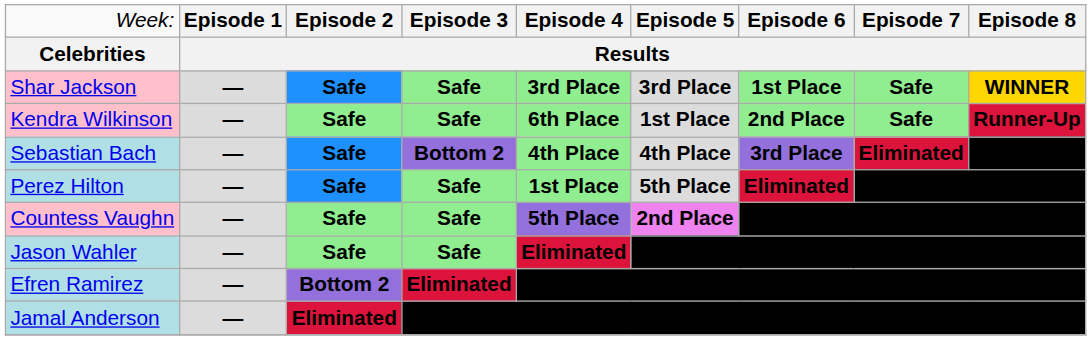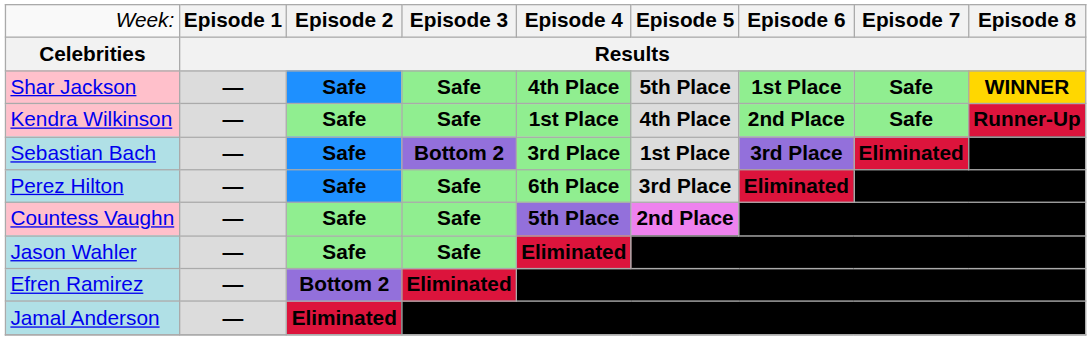(574, 86) 3rd Place -> (574, 86) 4th Place
(685, 86) 3rd Place -> (685, 86) 5th Place
(574, 119) 6th Place -> (574, 119) 1st Place
(685, 119) 1st Place -> (685, 119) 4th Place
(574, 152) 4th Place -> (574, 152) 3rd Place
(685, 152) 4th Place -> (685, 152) 1st Place
(574, 185) 1st Place -> (574, 185) 6th Place
(685, 185) 5th Place -> (685, 185) 3rd Place
